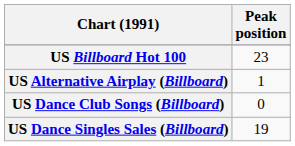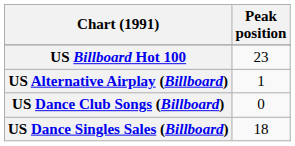(261, 128) 19 -> (261, 128) 18
